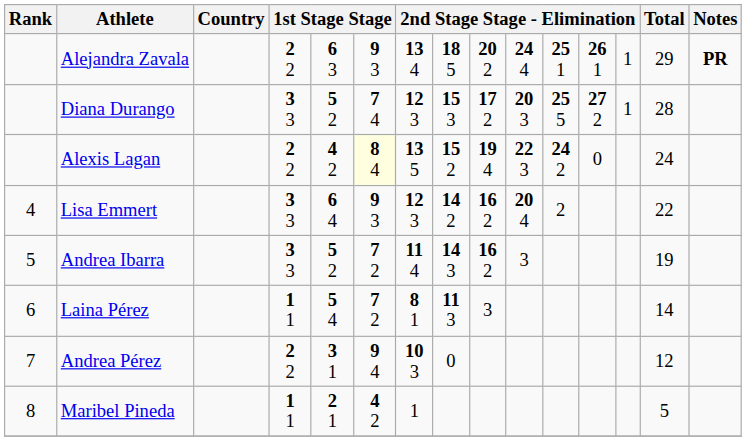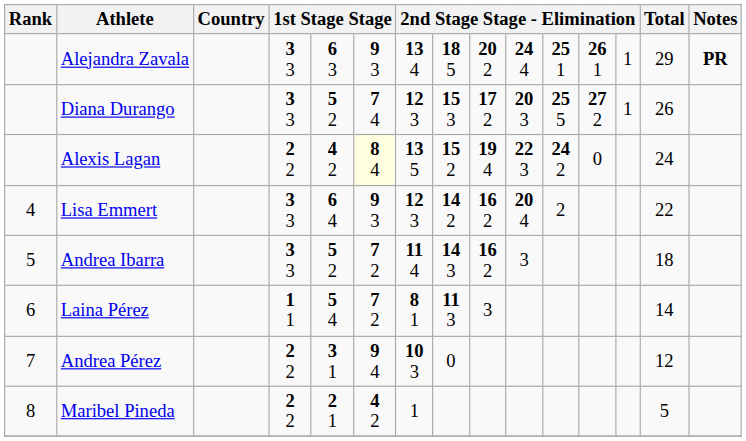(290, 59) 2 2 -> (290, 59) 3 3
(664, 109) 28 -> (664, 109) 26
(664, 260) 19 -> (664, 260) 18
(290, 411) 1 1 -> (290, 411) 2 2
